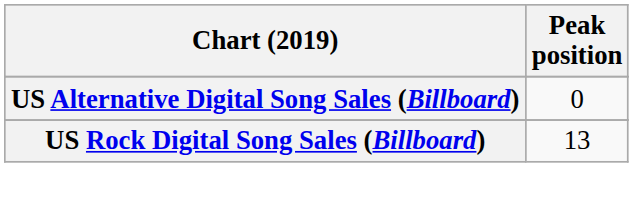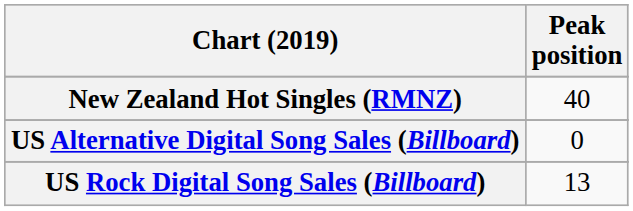+ row: (265, 98)
